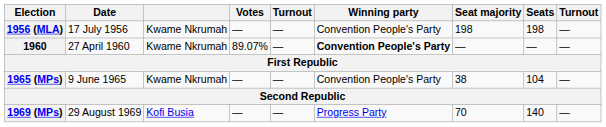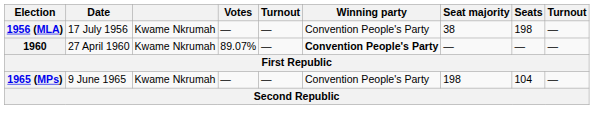(464, 29) 198 -> (449, 29) 38
(461, 79) 38 -> (452, 79) 198
- row: (35, 113)
